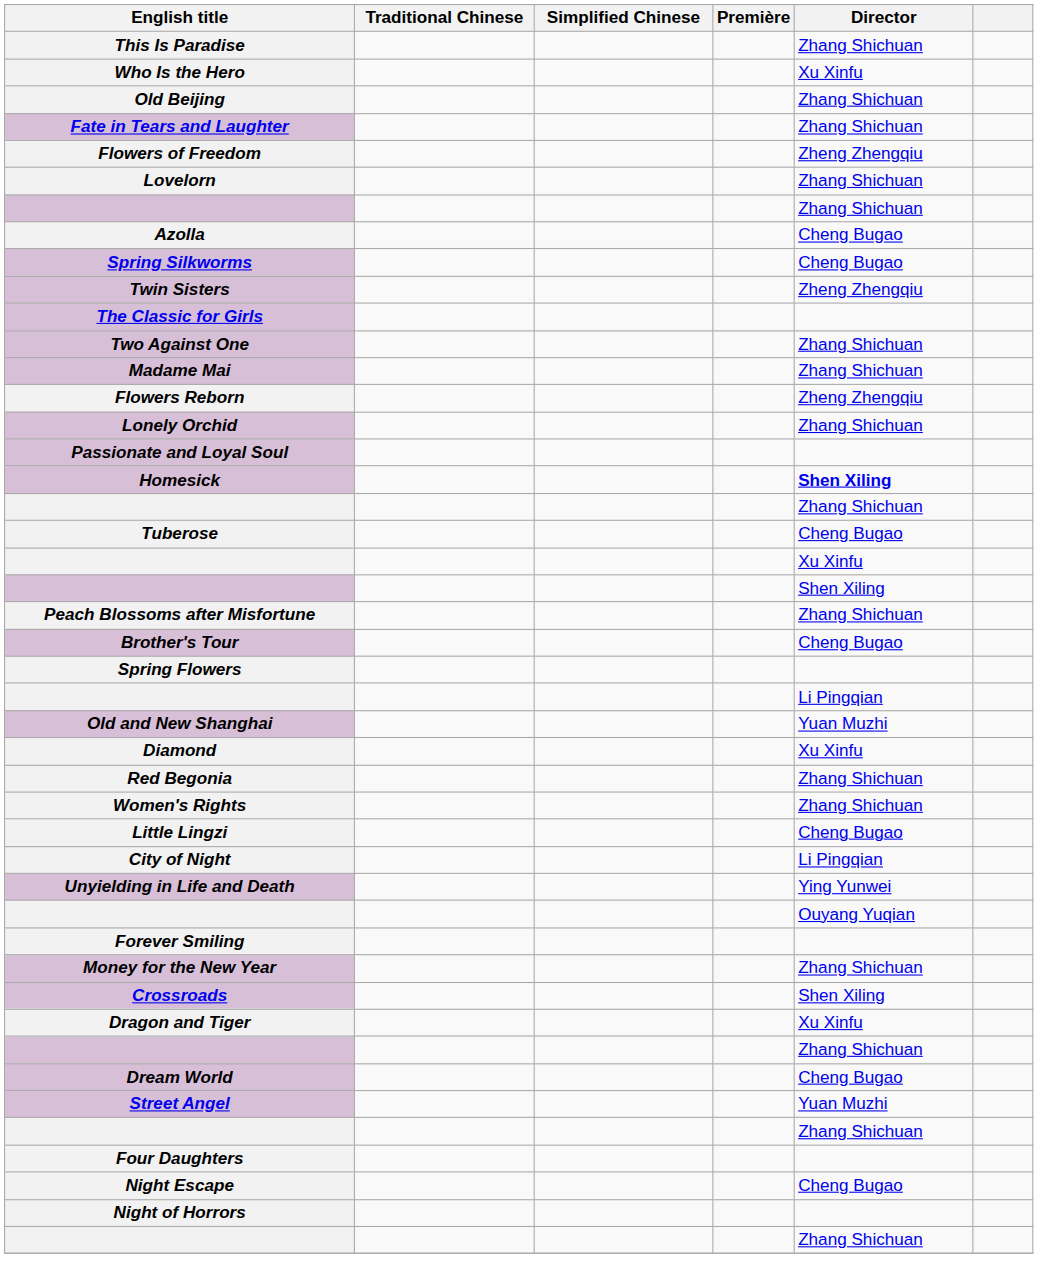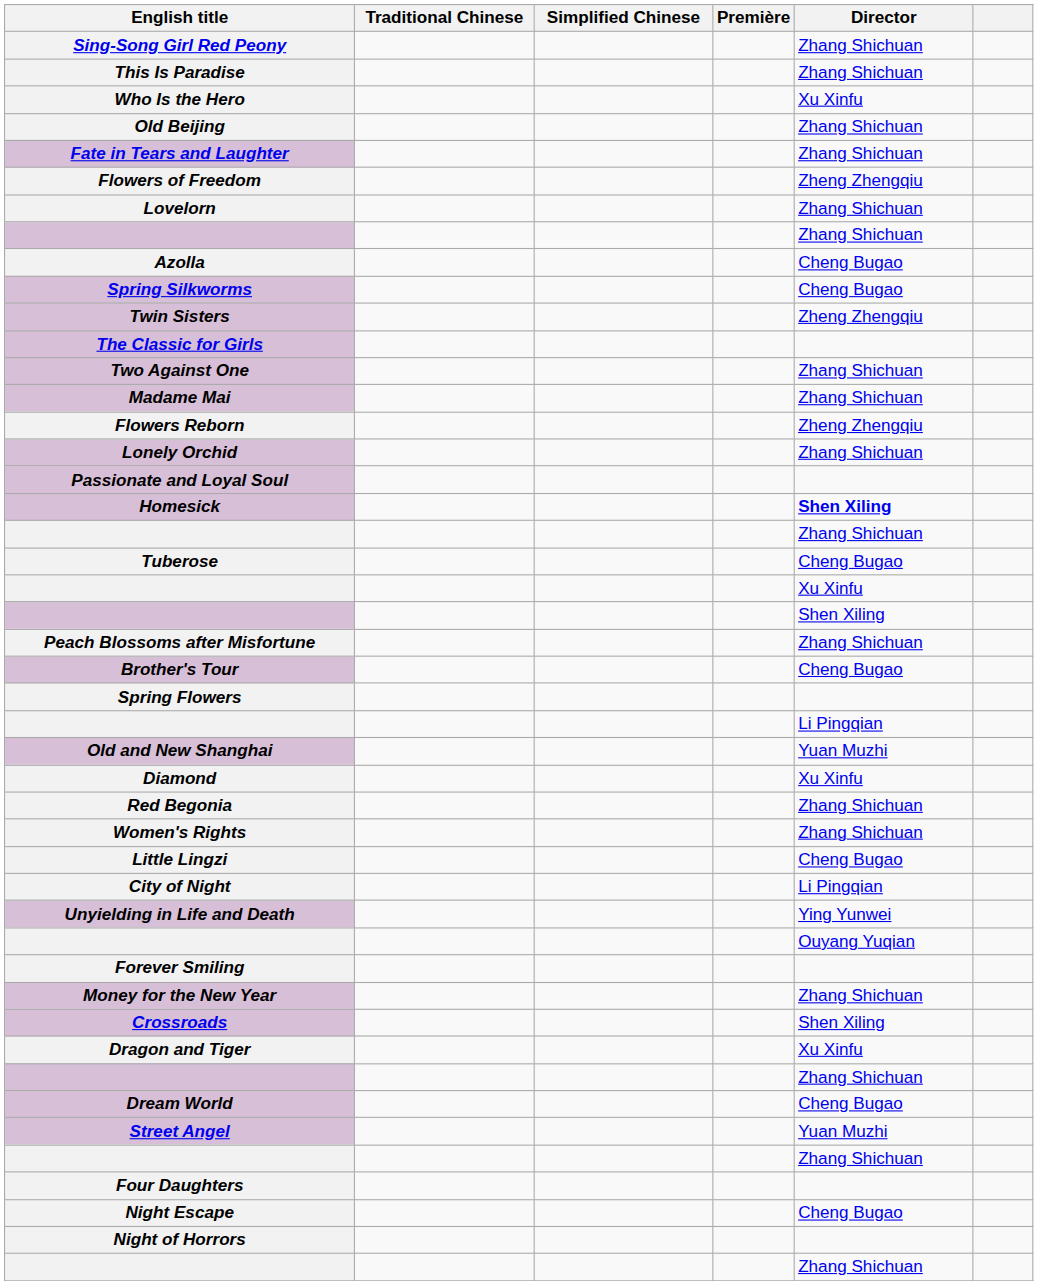+ row: (180, 45)
